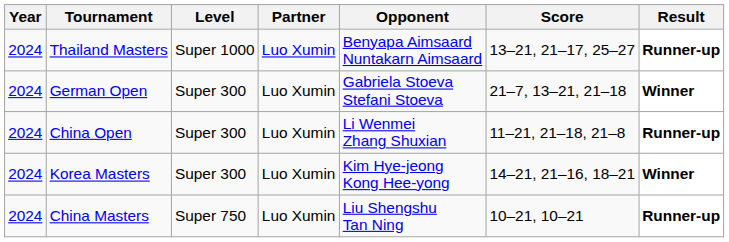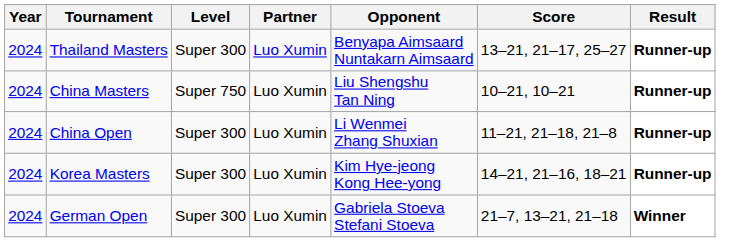(215, 50) Super 1000 -> (211, 50) Super 300
rows swapped: (98, 91) <-> (99, 216)
(668, 174) Winner -> (673, 174) Runner-up
